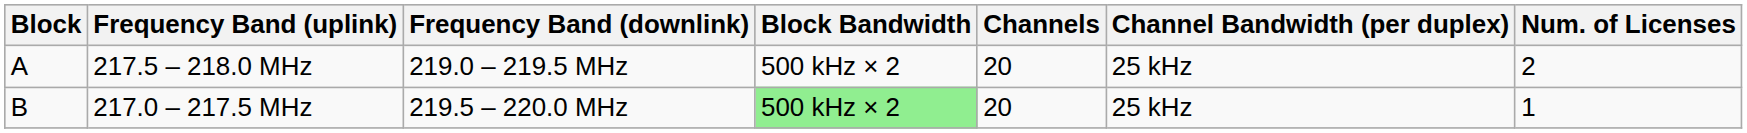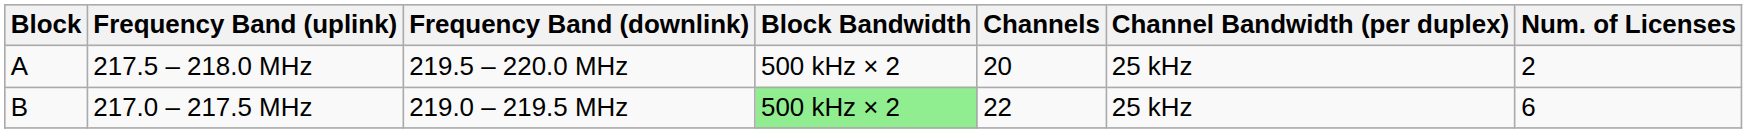(519, 66) 219.0 – 219.5 MHz -> (519, 66) 219.5 – 220.0 MHz
(519, 107) 219.5 – 220.0 MHz -> (519, 107) 219.0 – 219.5 MHz
(998, 107) 20 -> (998, 107) 22
(1528, 107) 1 -> (1528, 107) 6
